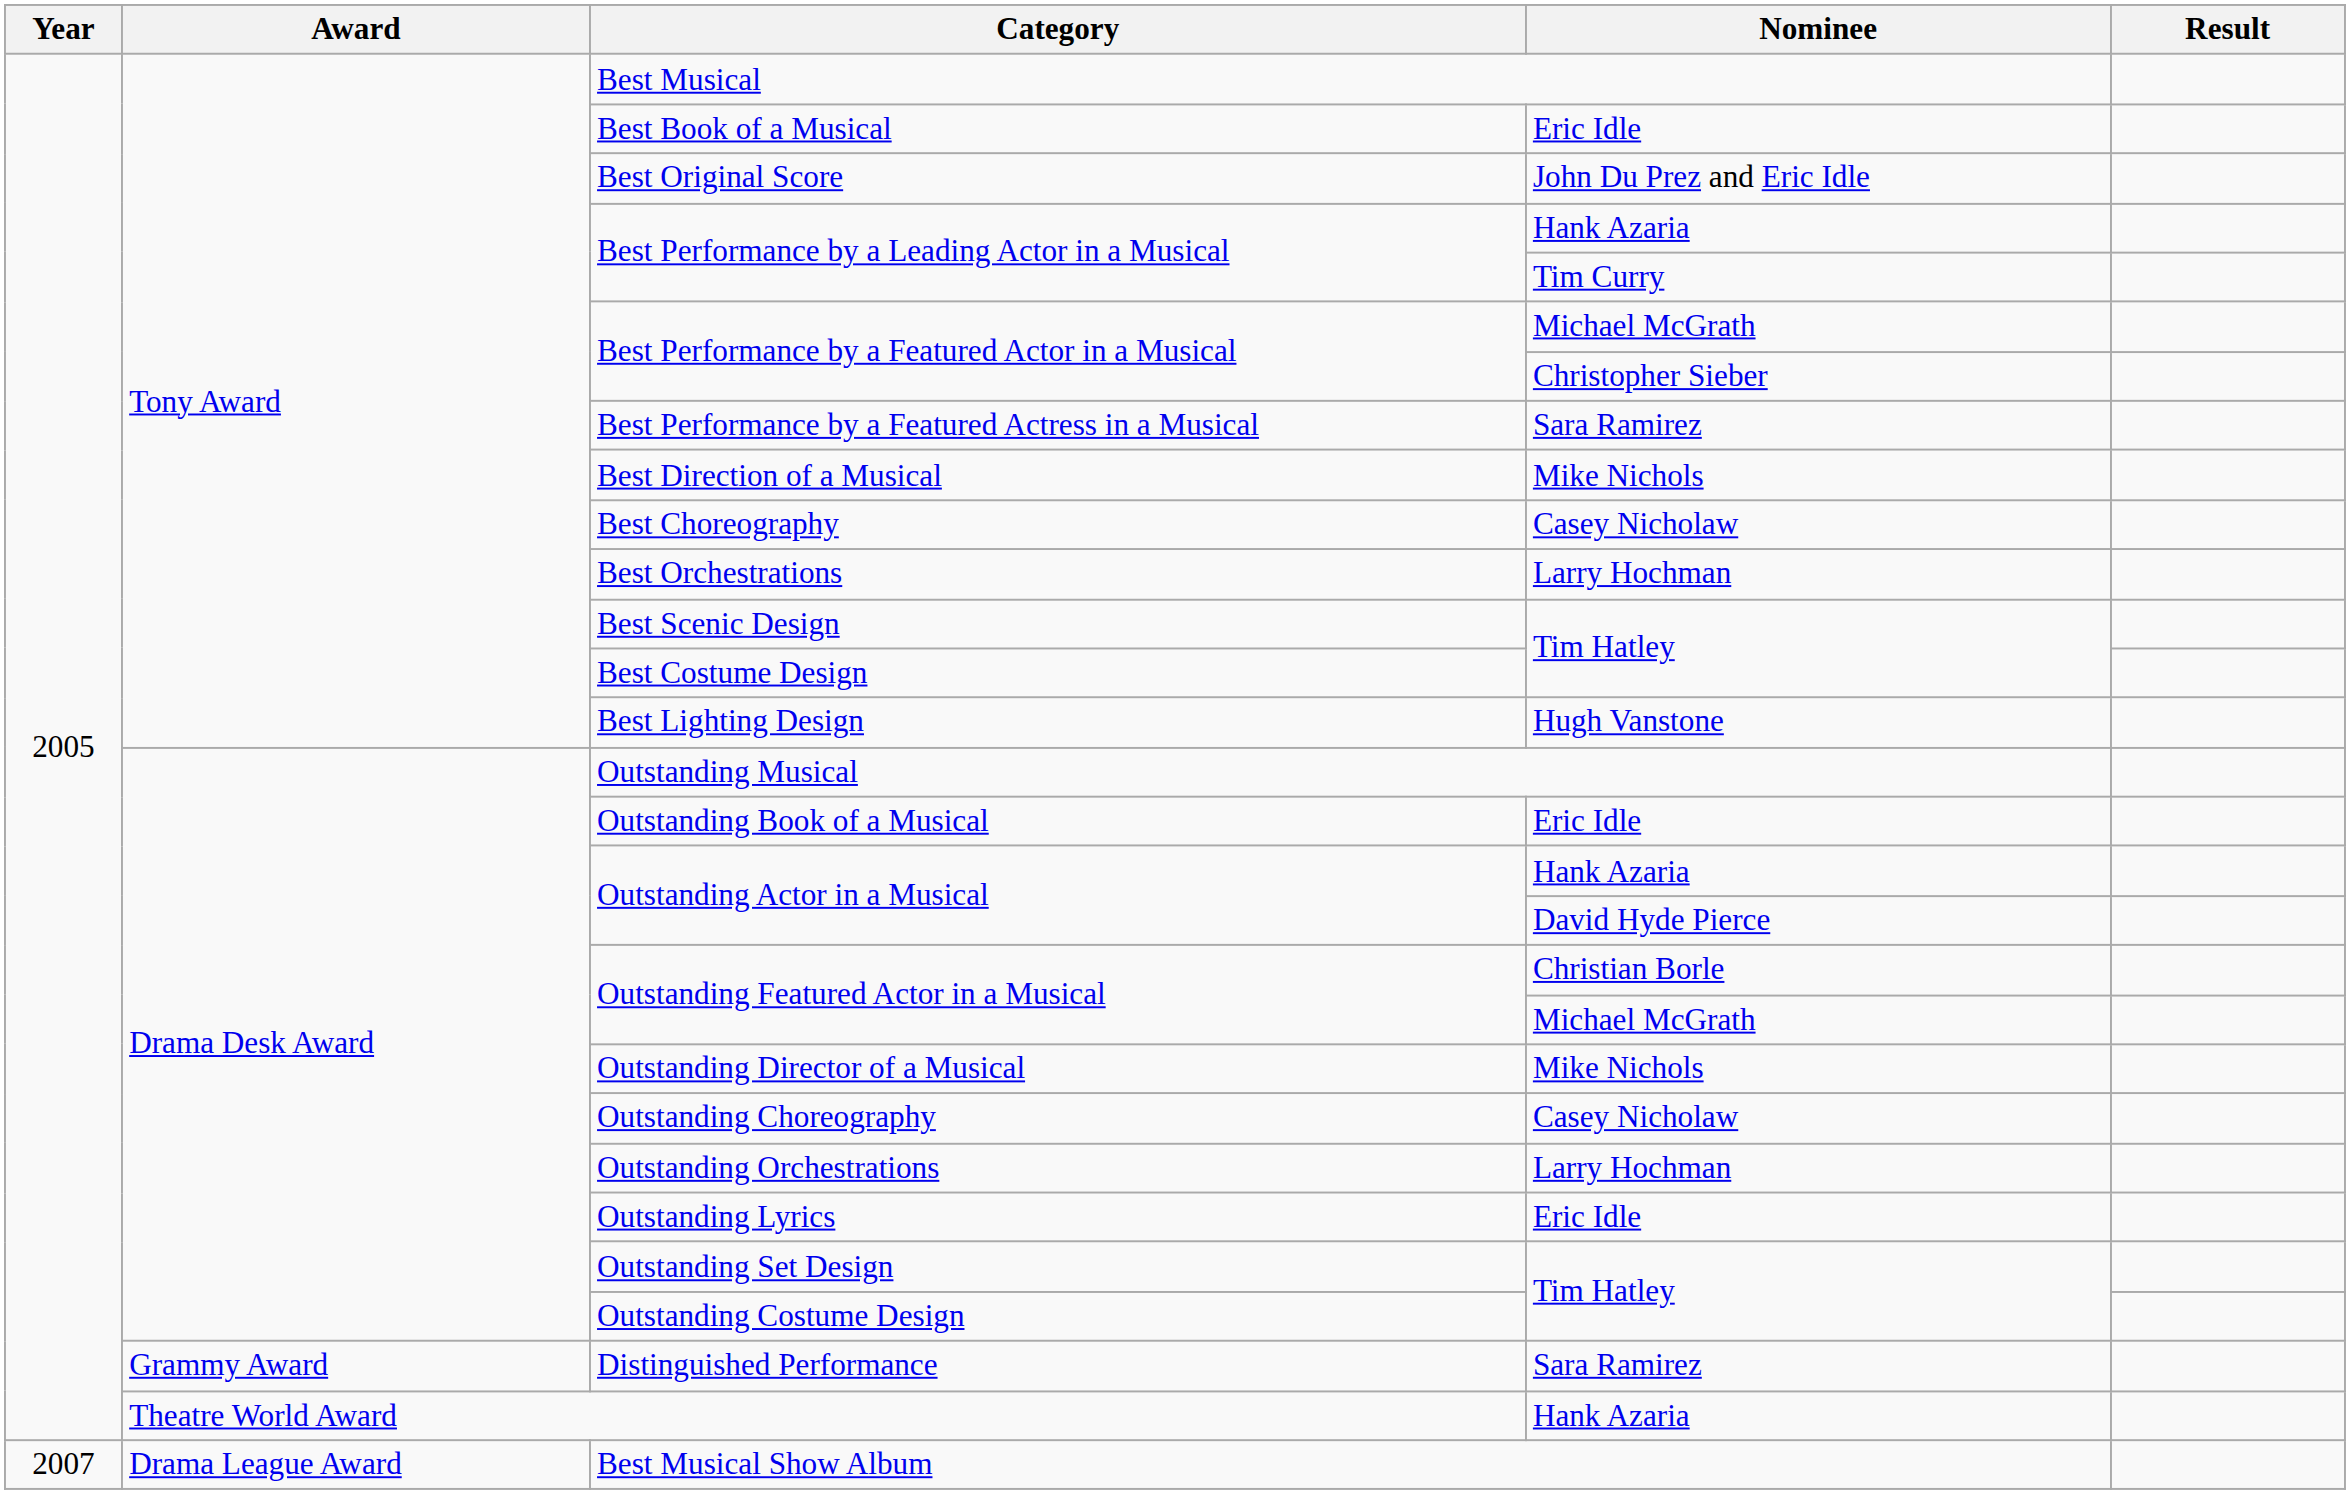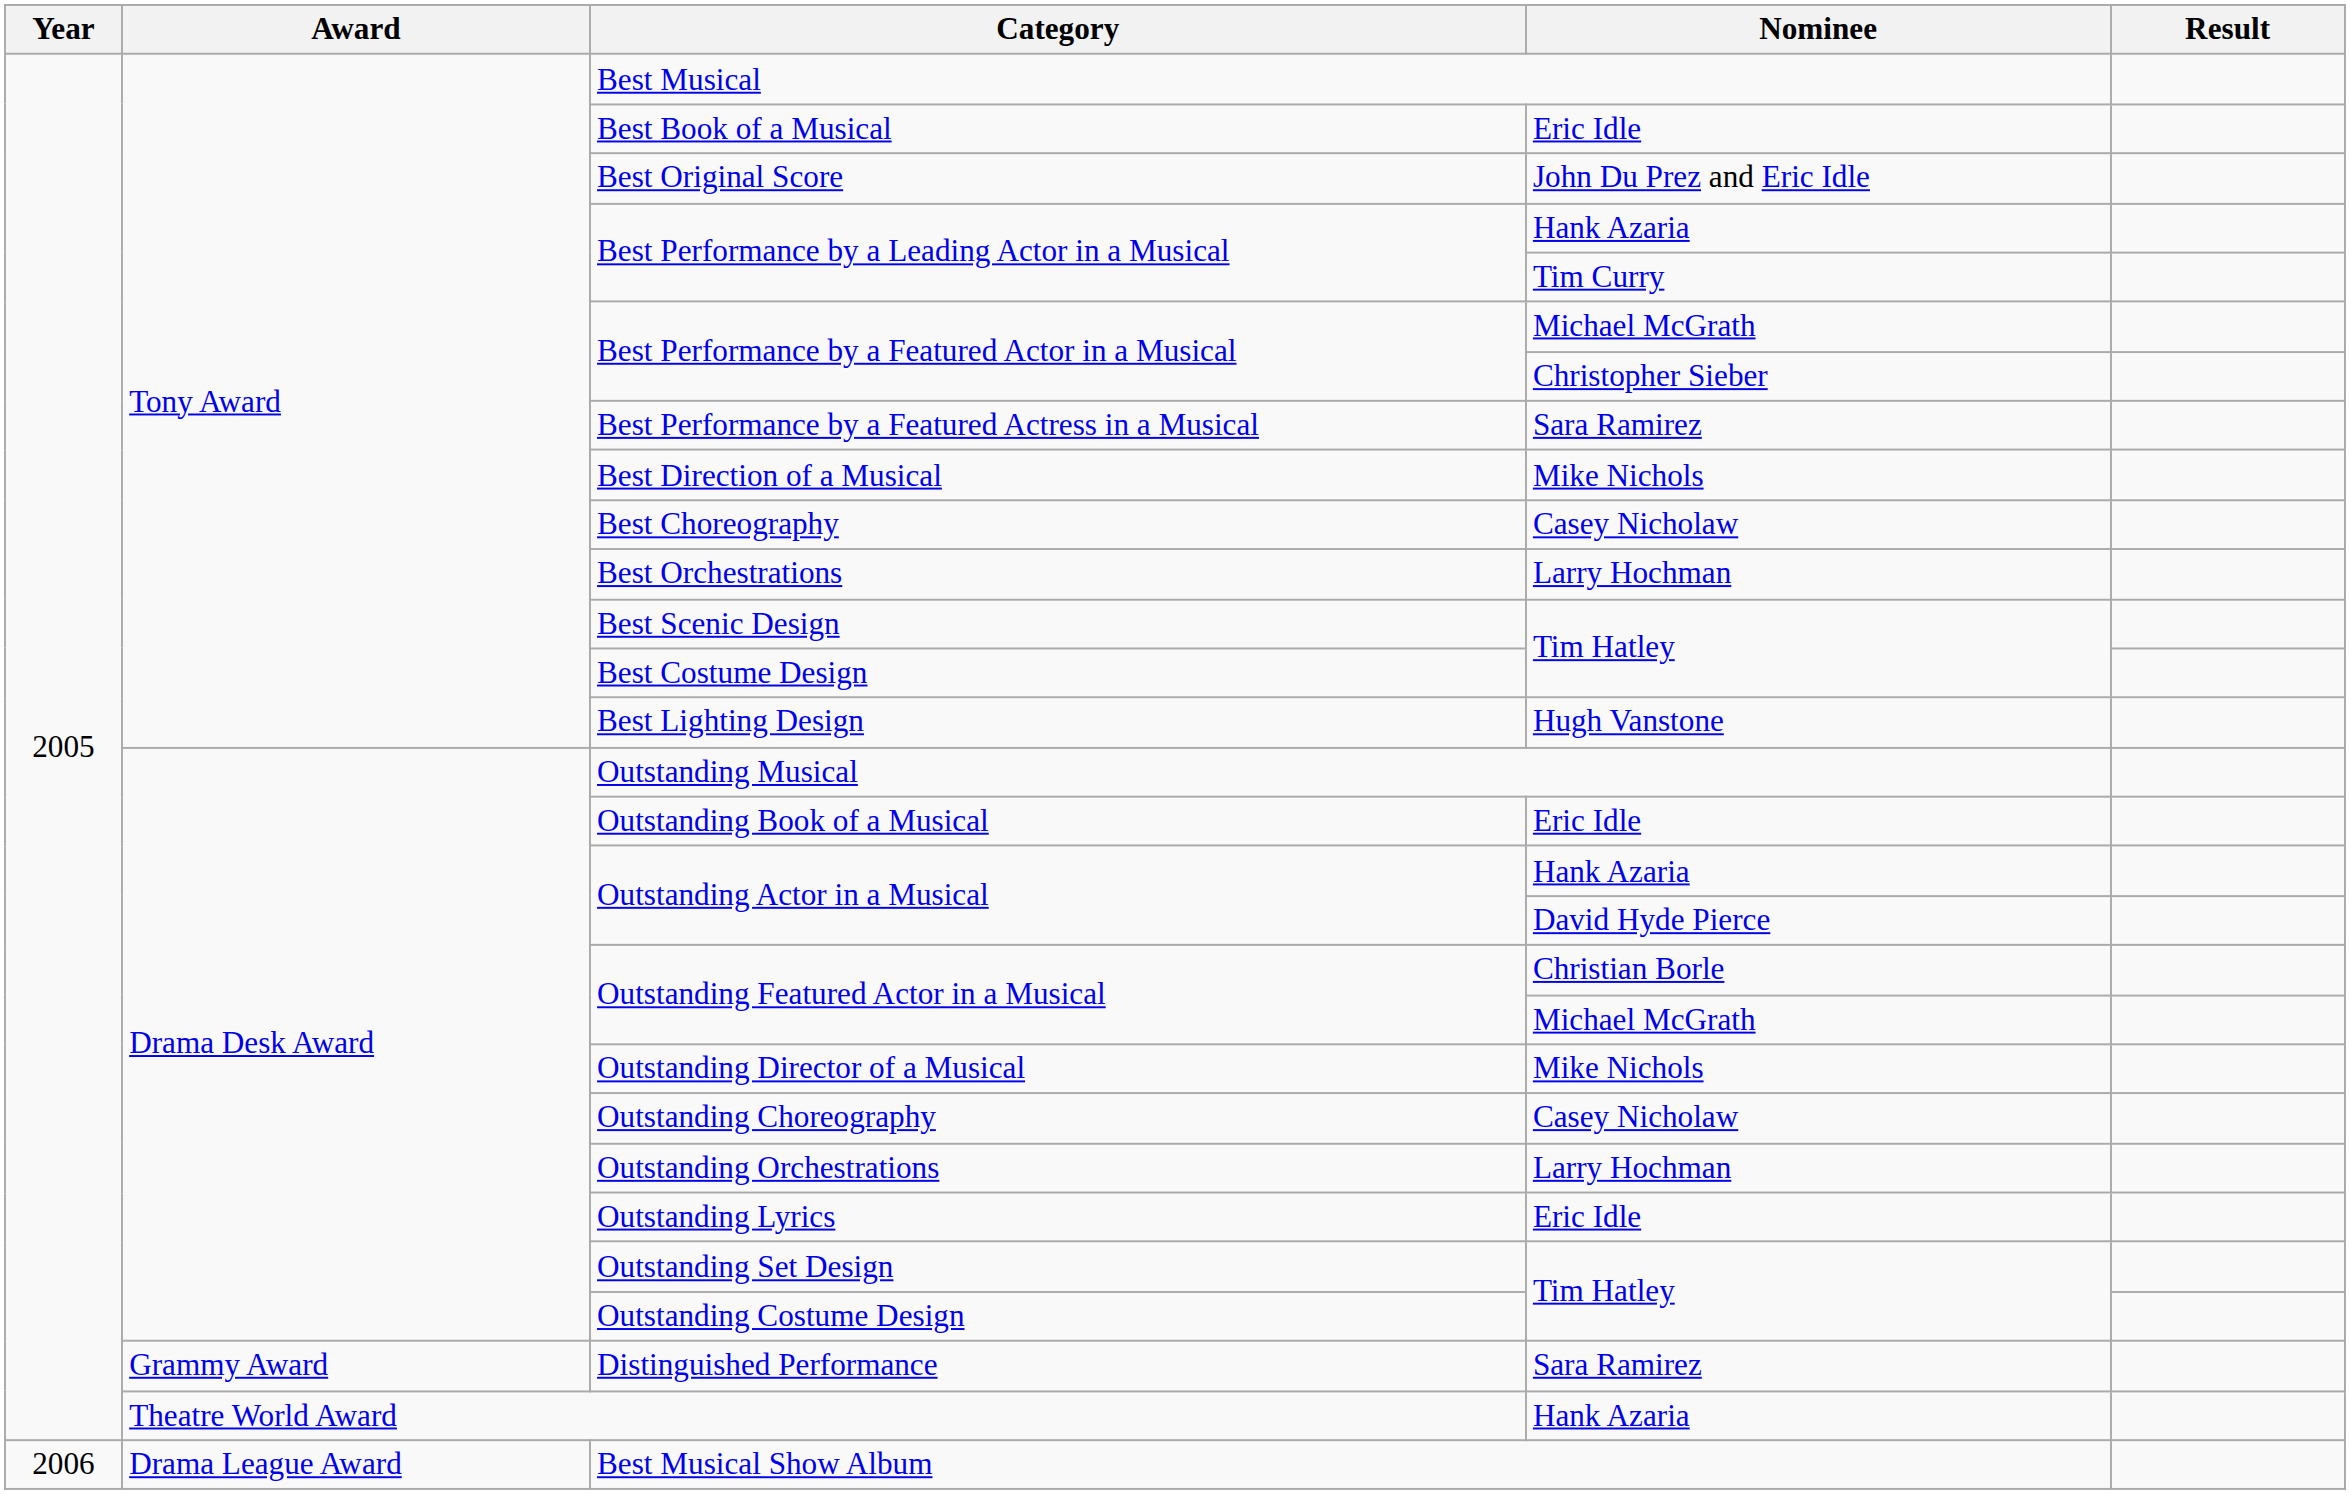(63, 1464) 2007 -> (63, 1464) 2006
